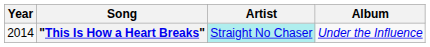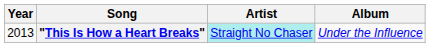(20, 33) 2014 -> (20, 33) 2013
